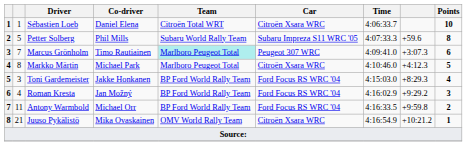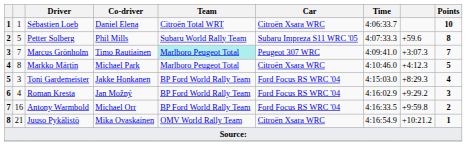(449, 51) 6 -> (449, 51) 7
(19, 106) 11 -> (19, 106) 16
